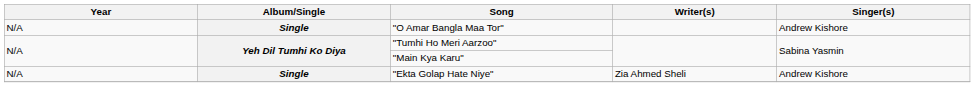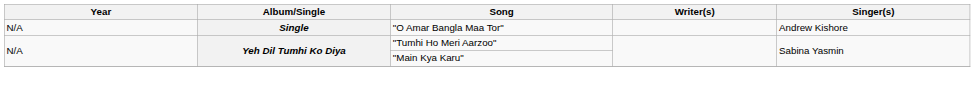- row: (443, 74)
